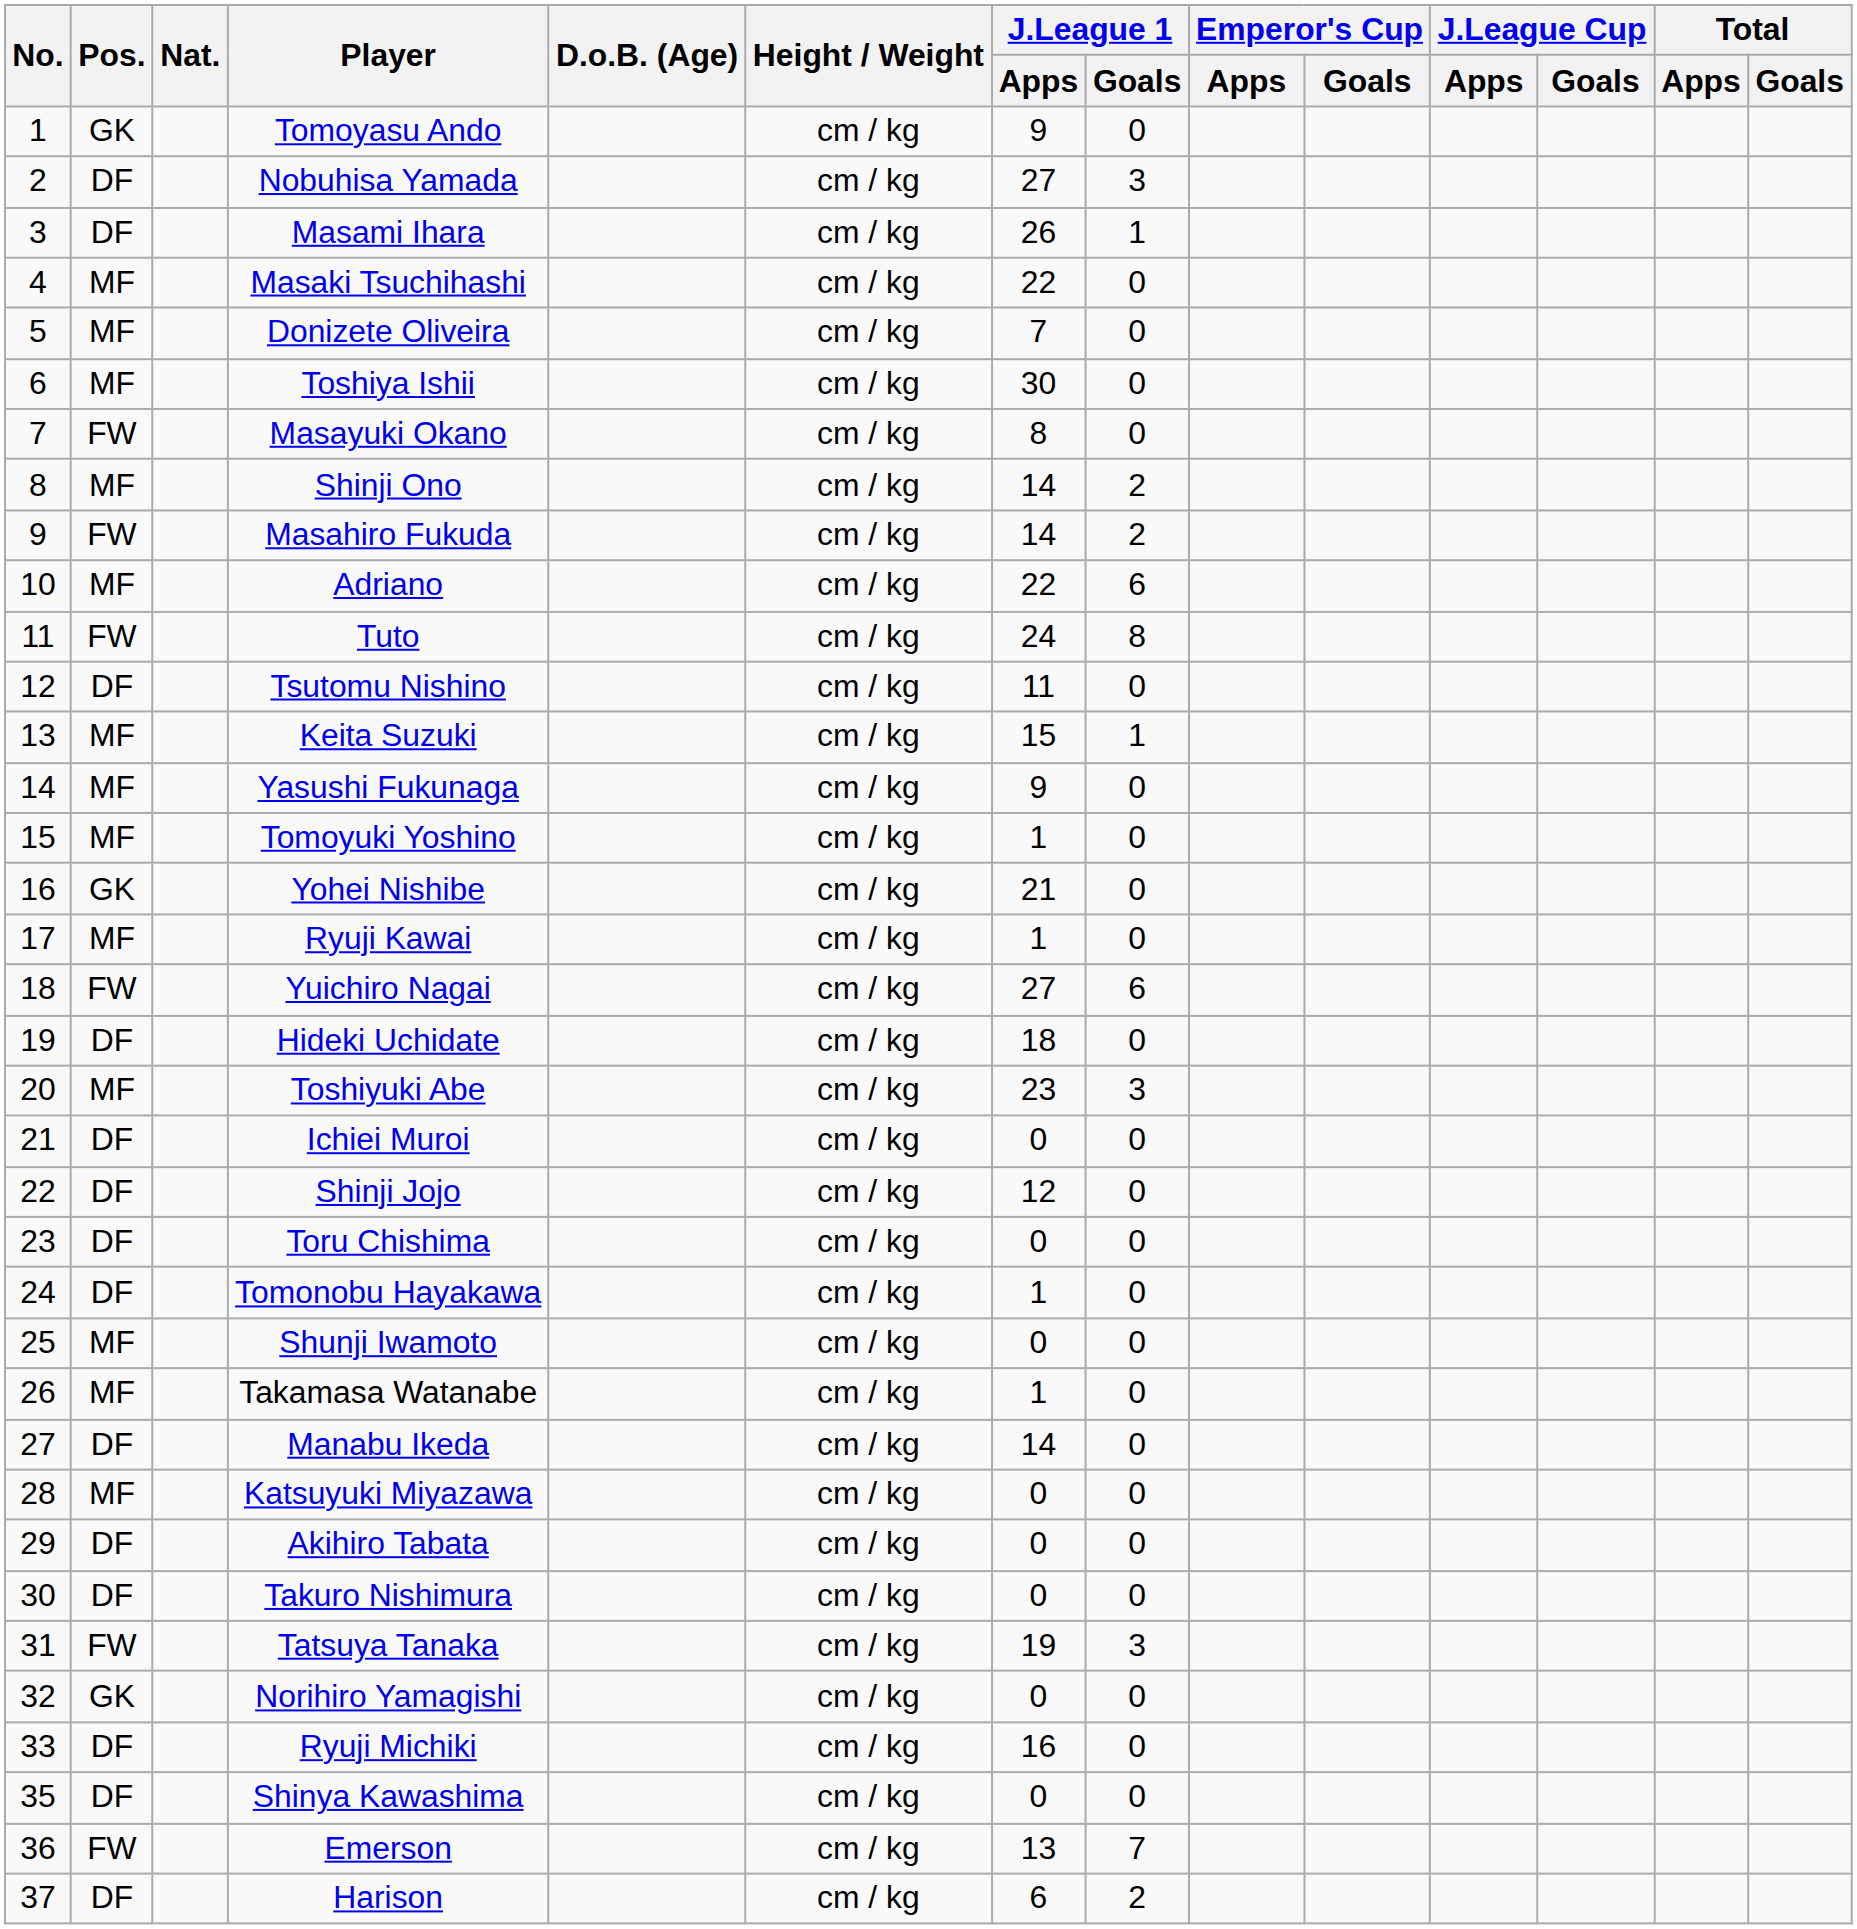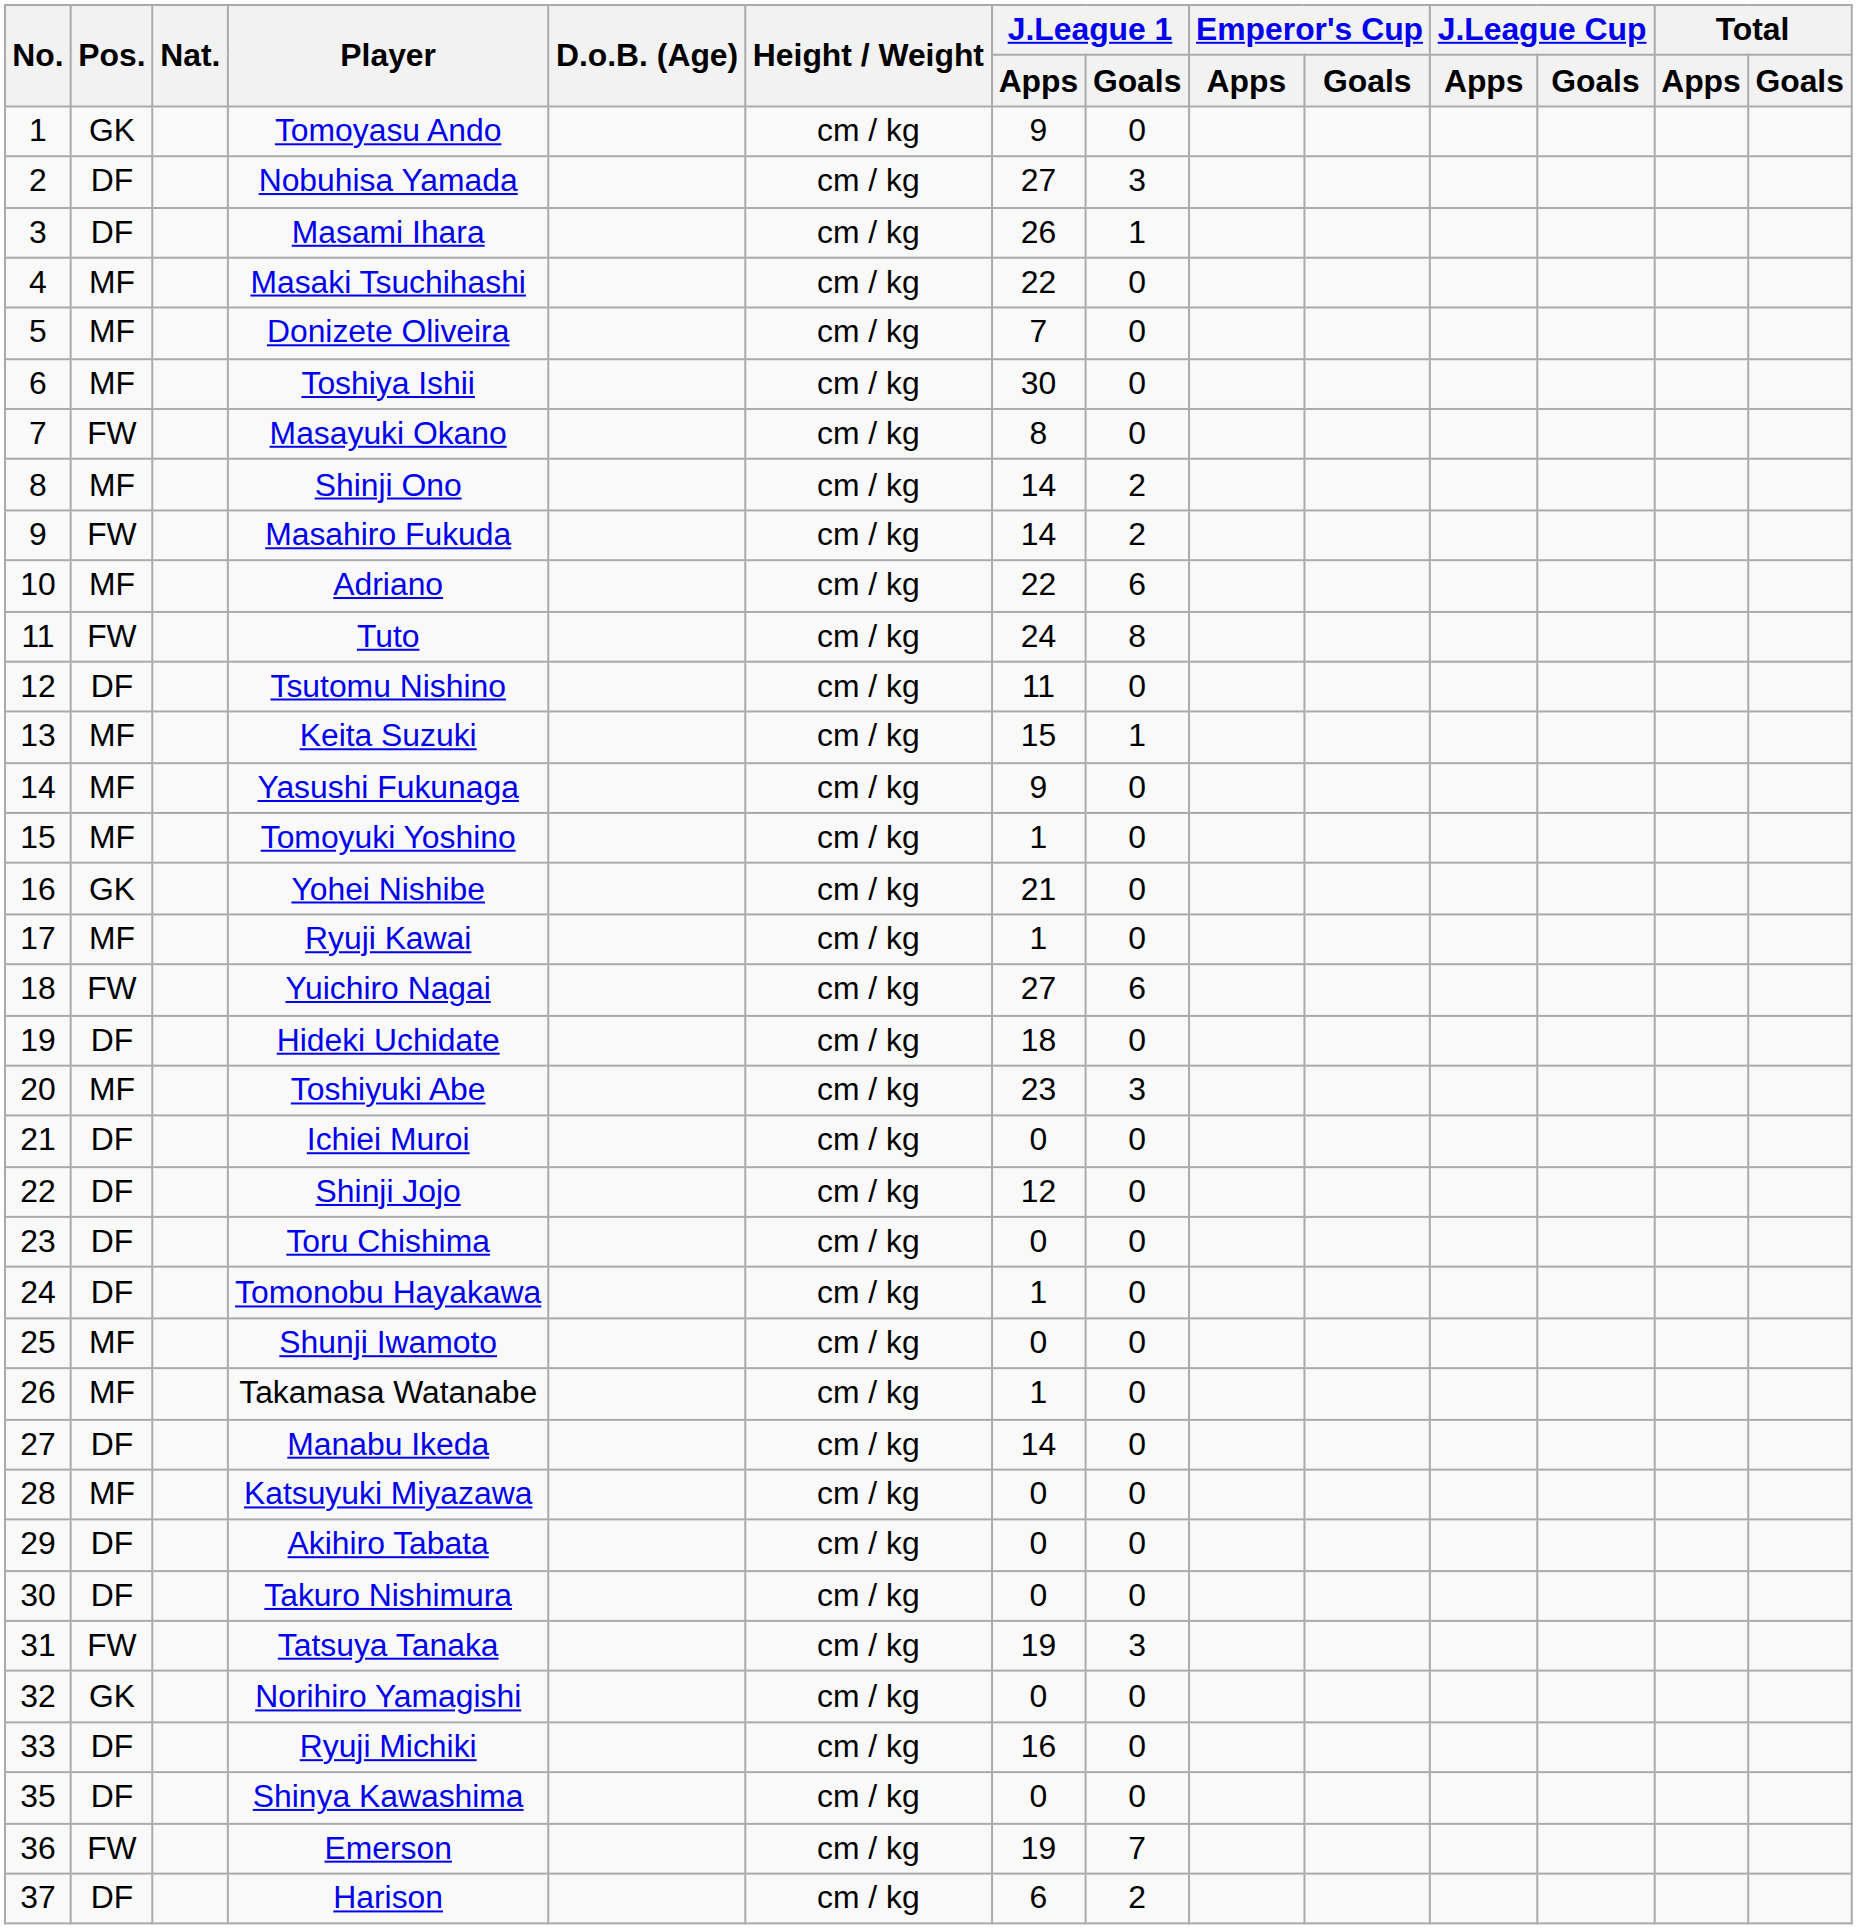(1038, 1847) 13 -> (1038, 1847) 19
